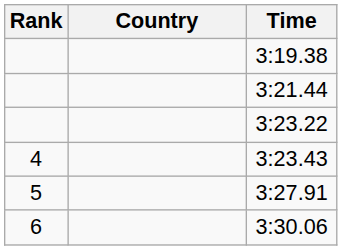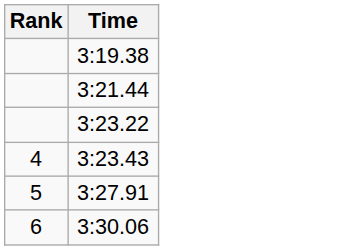- column: (157, 21)
